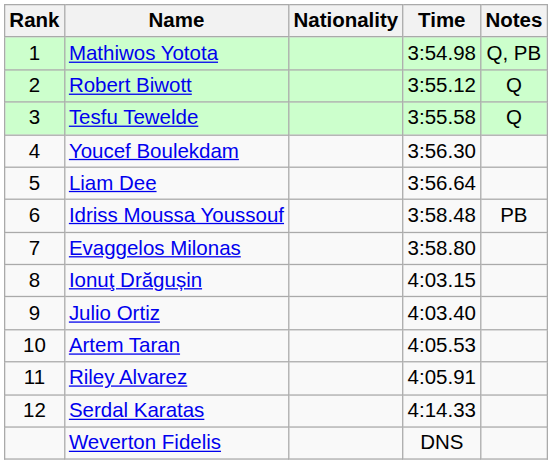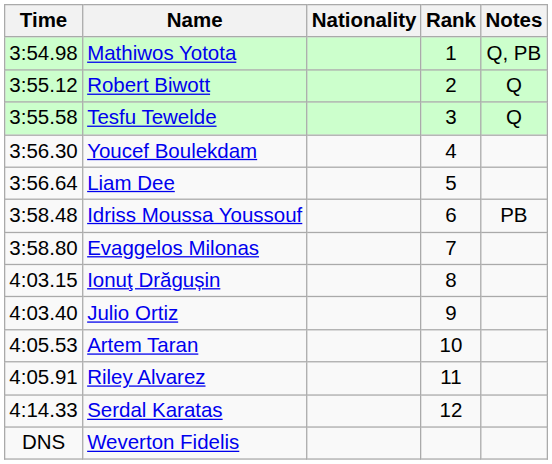columns swapped: (34, 20) <-> (442, 20)
